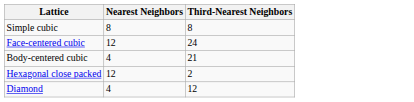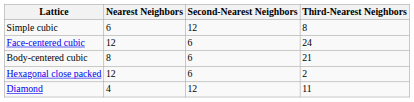+ column: (243, 12)
(108, 27) 8 -> (108, 27) 6
(108, 58) 4 -> (108, 58) 8
(192, 89) 12 -> (307, 89) 11
